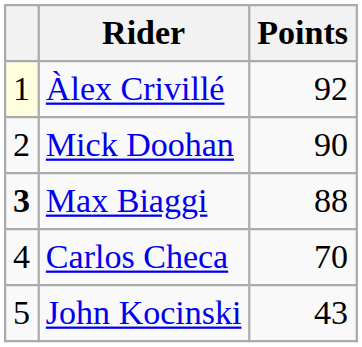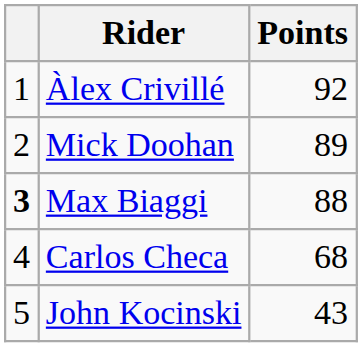(22, 88) lightyellow background -> (22, 88) no background
(331, 145) 90 -> (331, 145) 89
(331, 257) 70 -> (331, 257) 68
